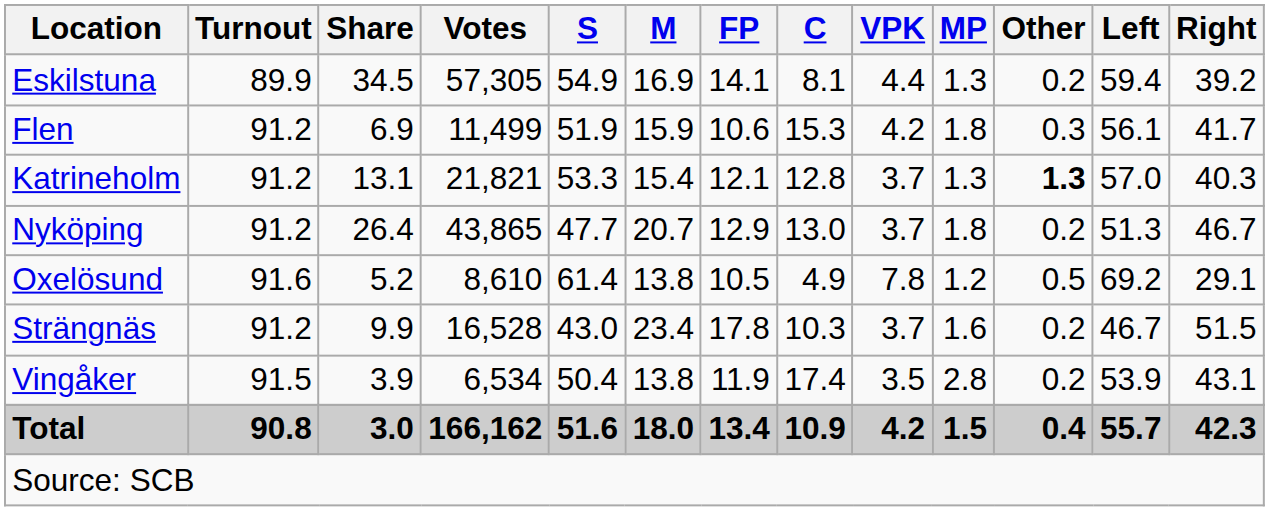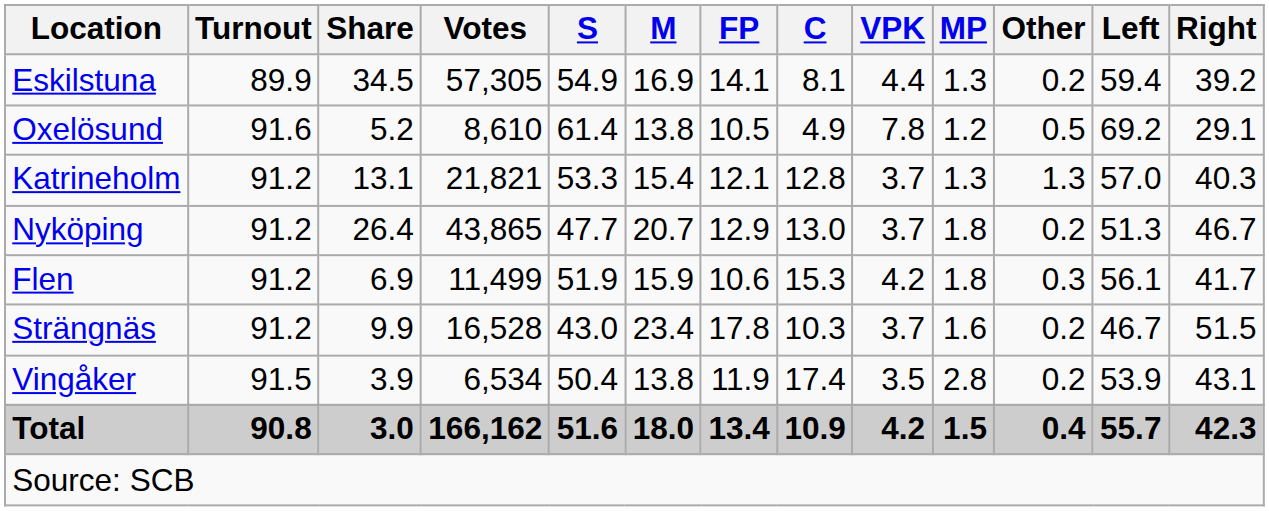rows swapped: (43, 129) <-> (88, 279)
(1064, 179) bold -> (1064, 179) normal
